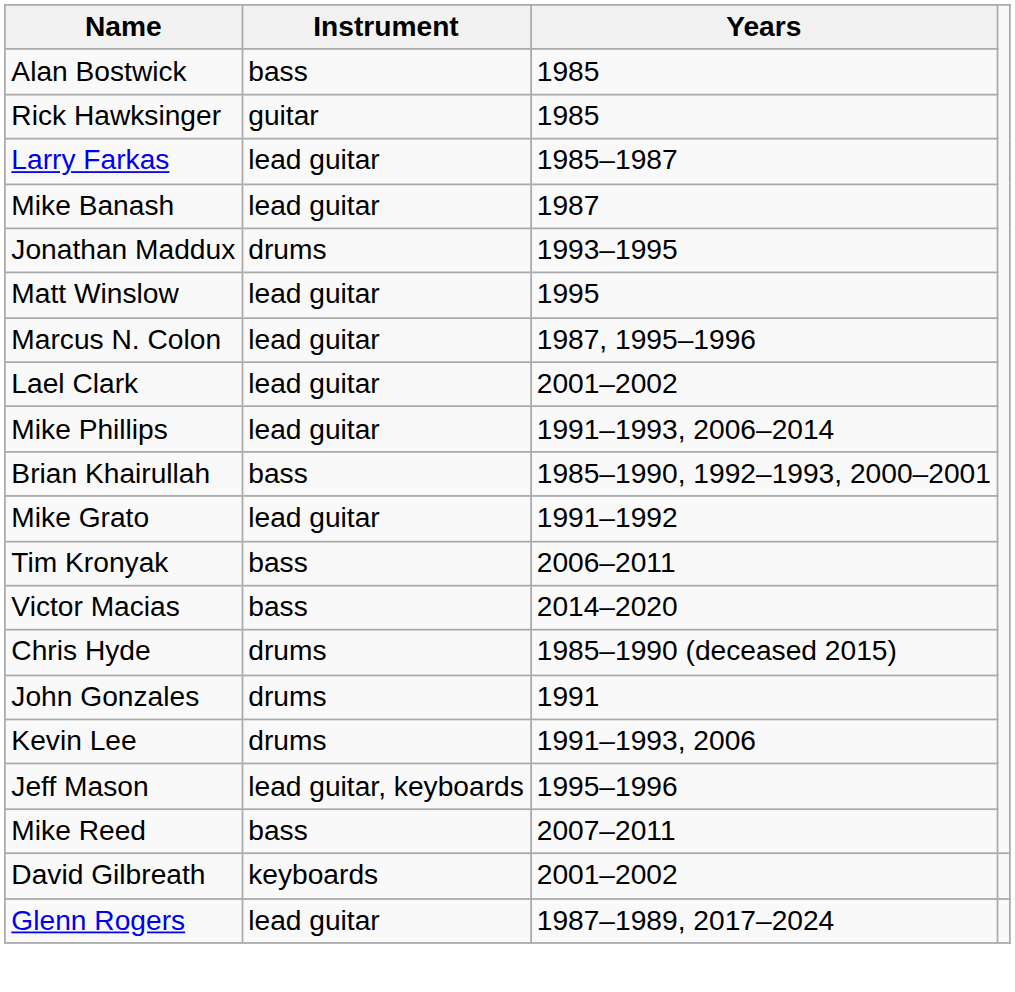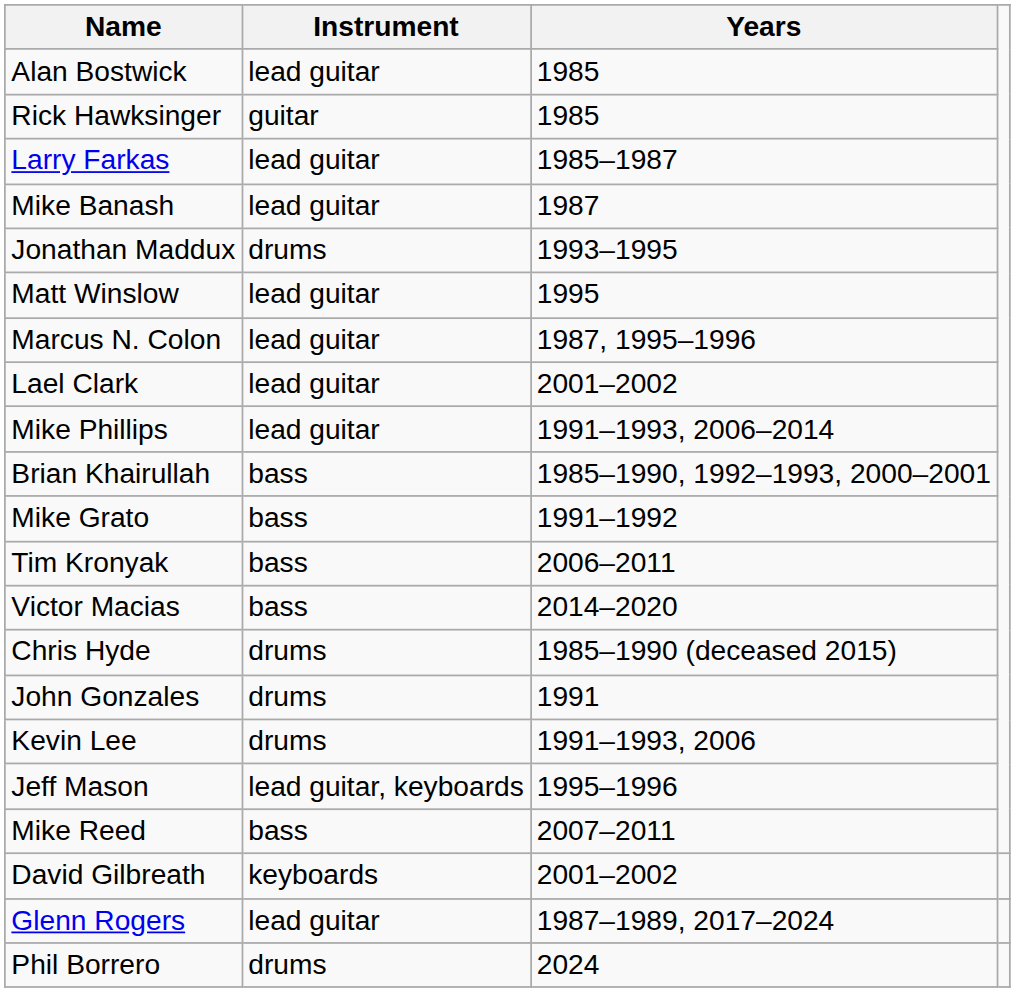(278, 71) bass -> (314, 71) lead guitar
(314, 518) lead guitar -> (278, 518) bass
+ row: (86, 964)
